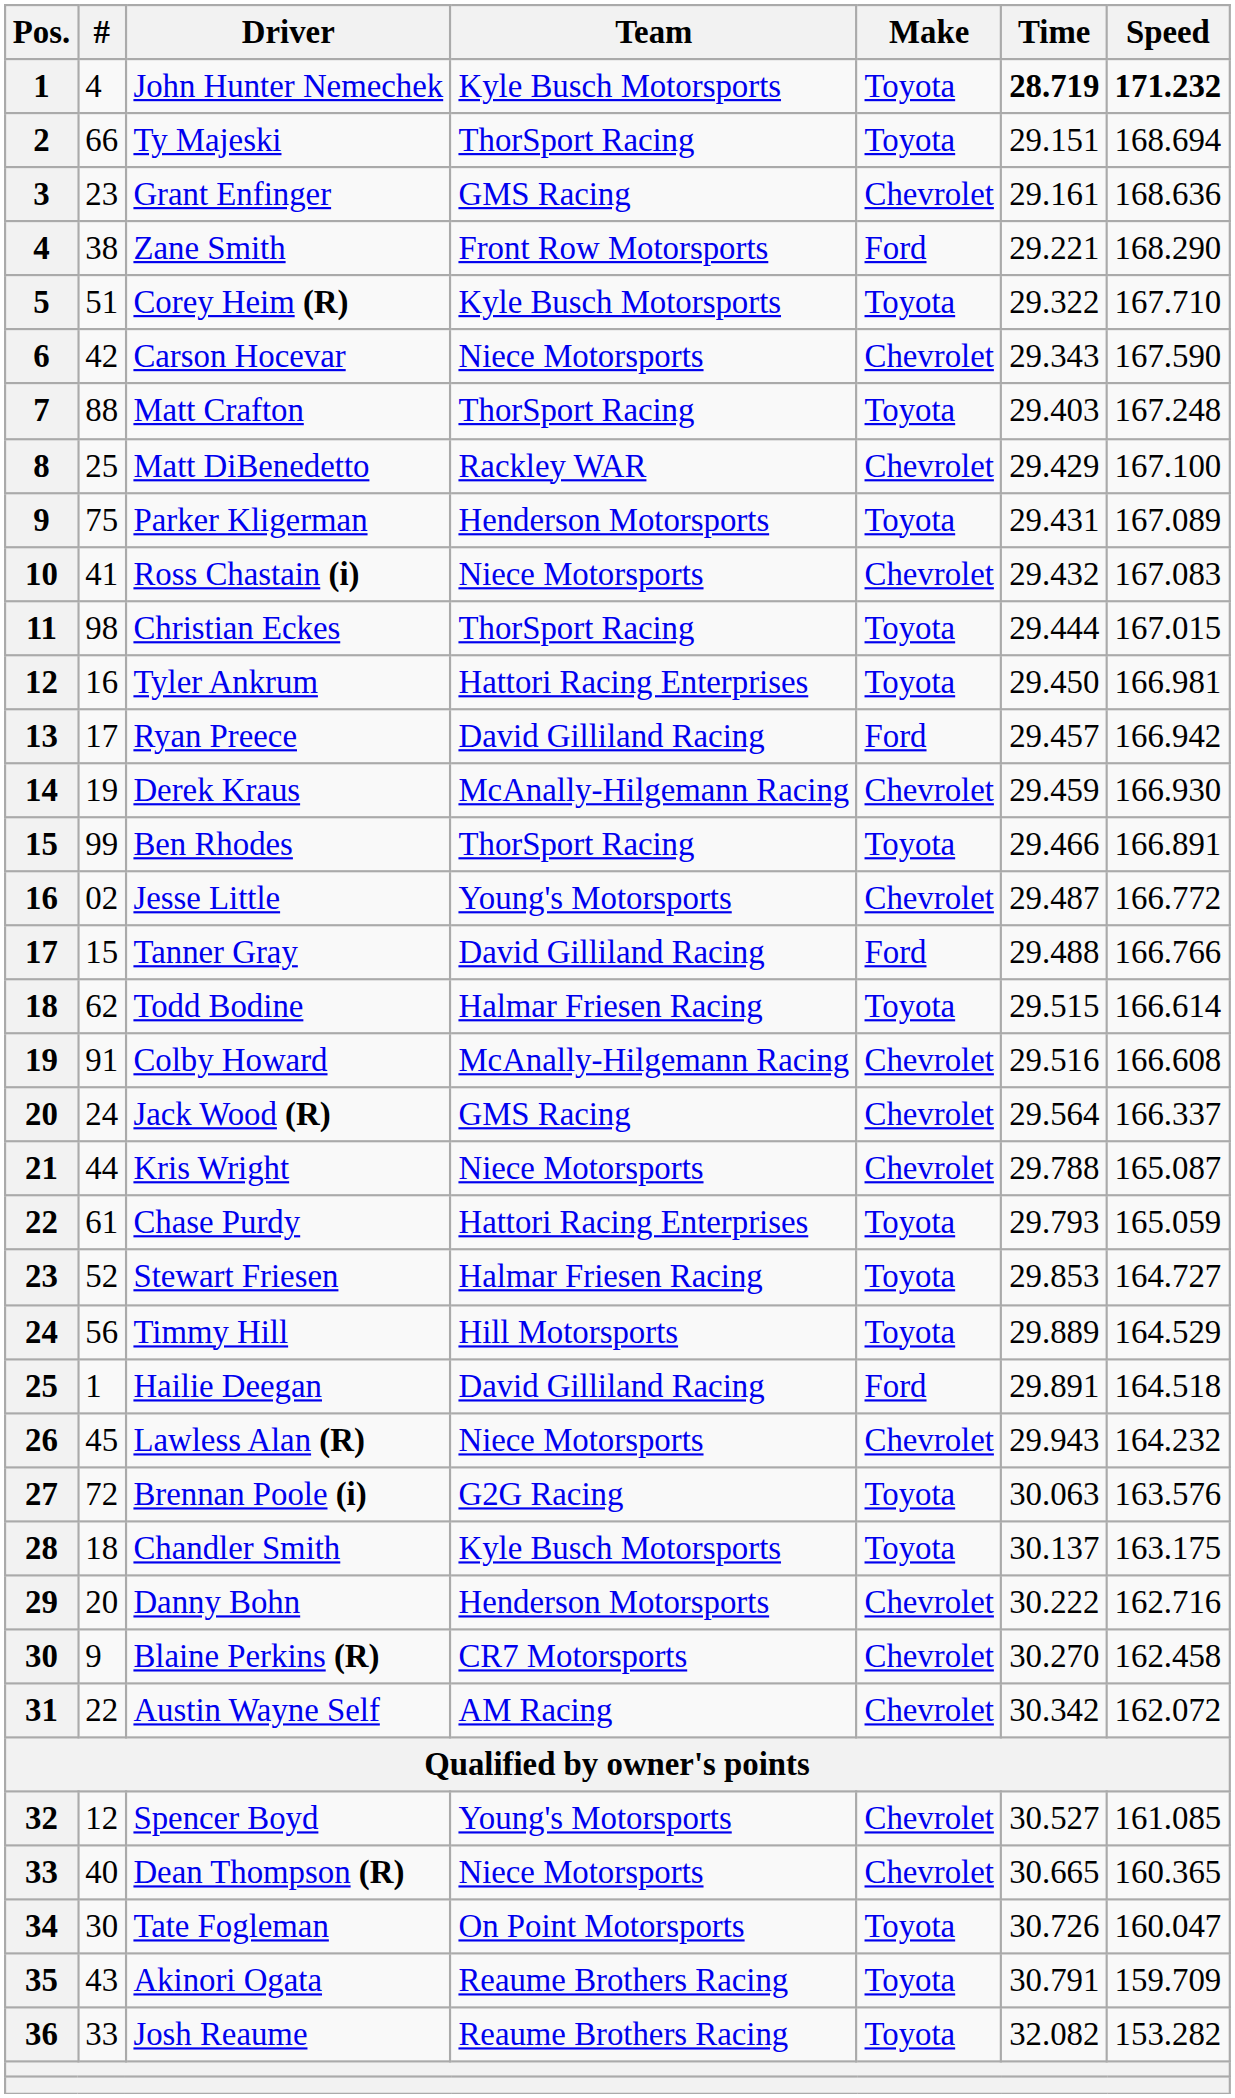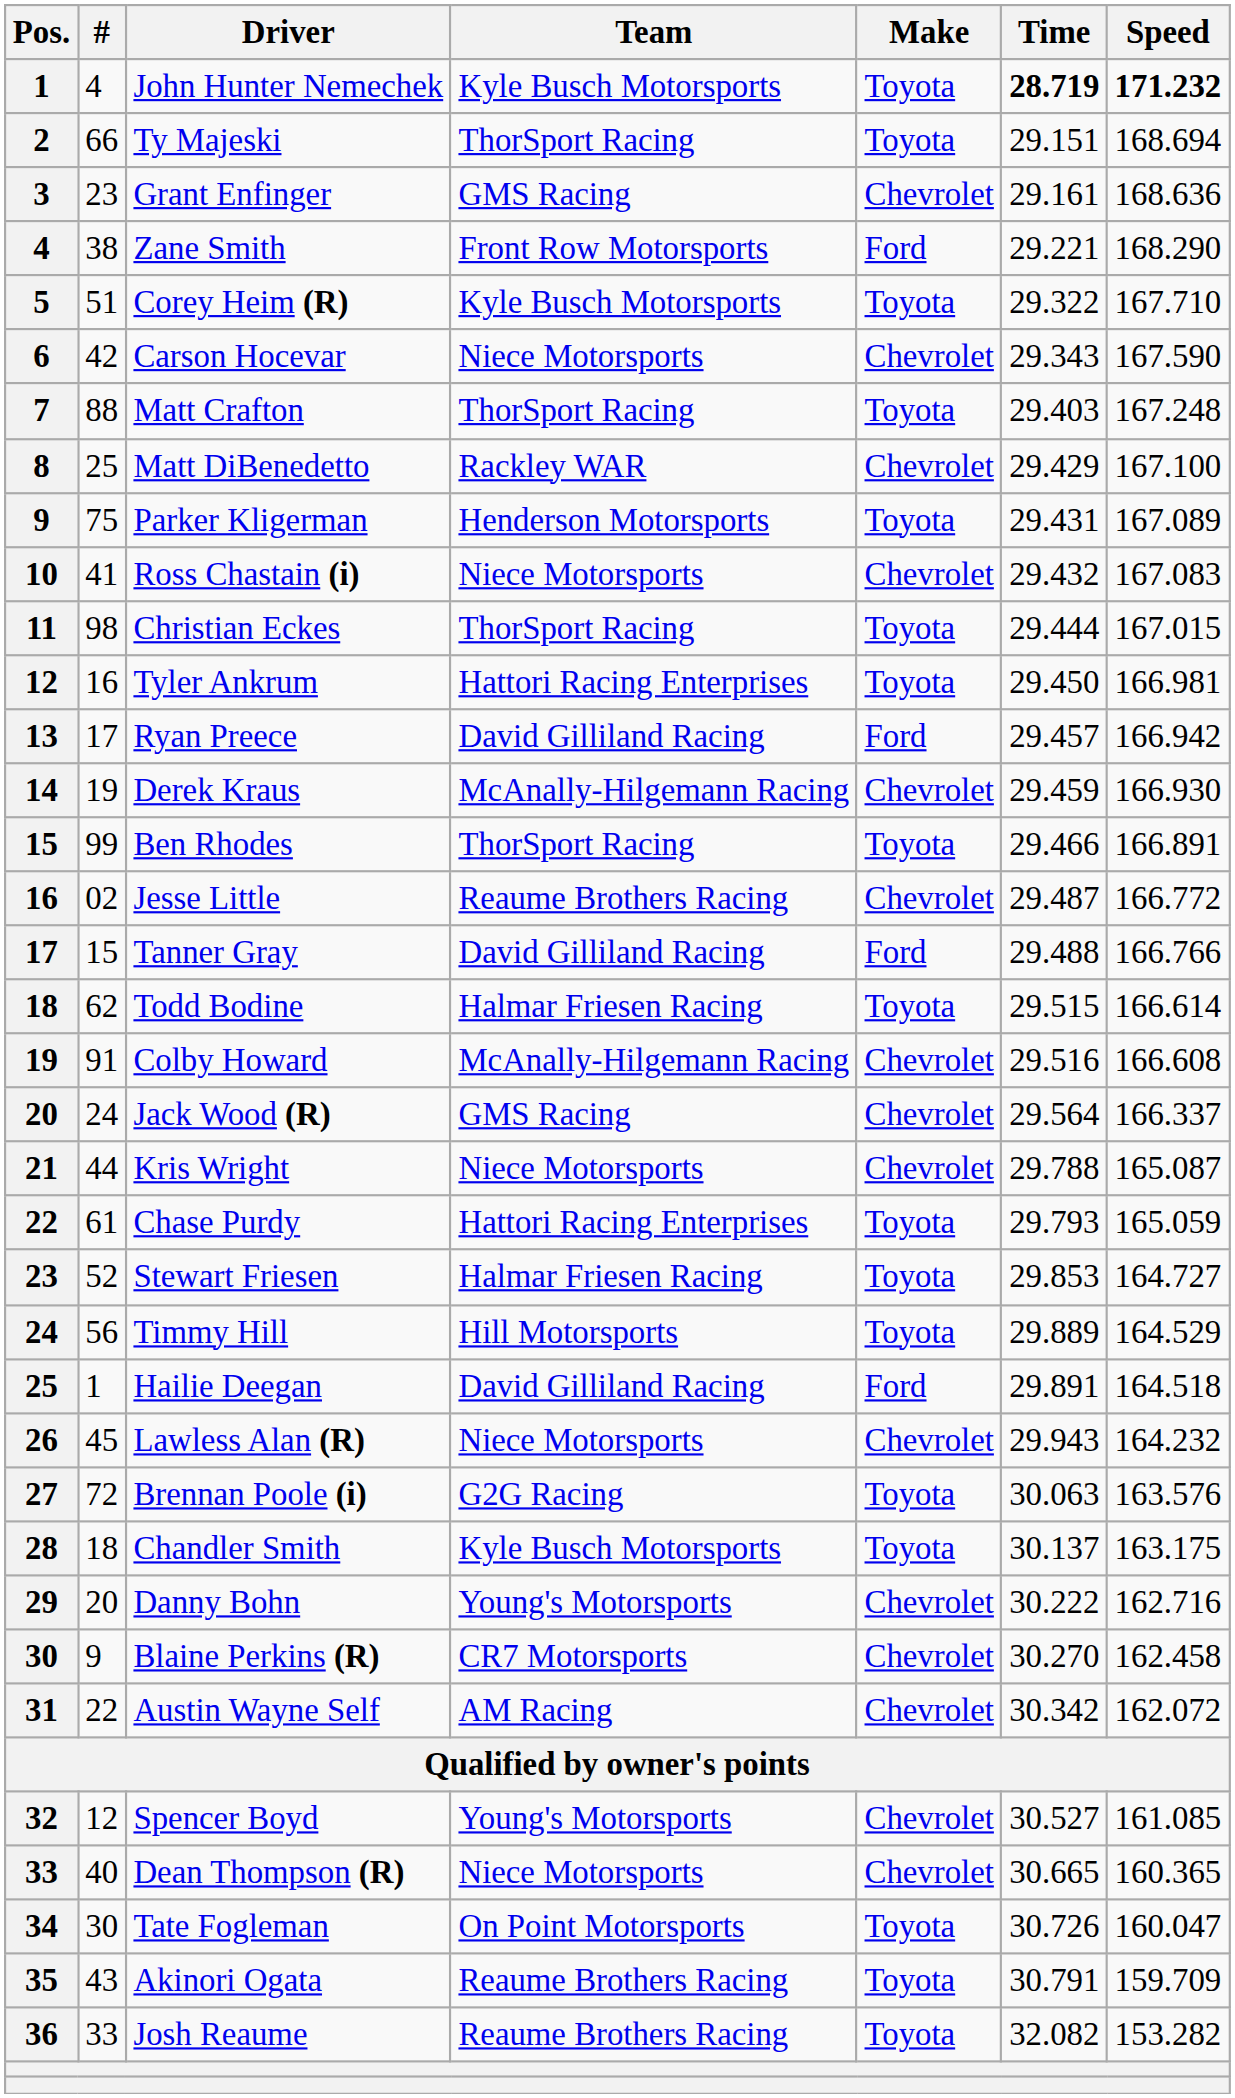(595, 897) Young's Motorsports -> (623, 897) Reaume Brothers Racing
(614, 1601) Henderson Motorsports -> (595, 1601) Young's Motorsports
